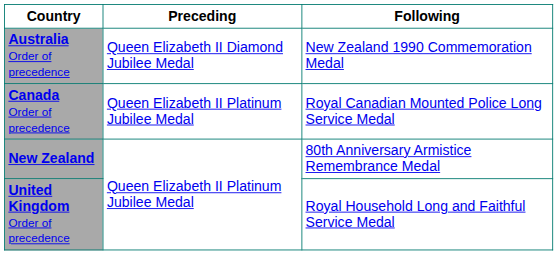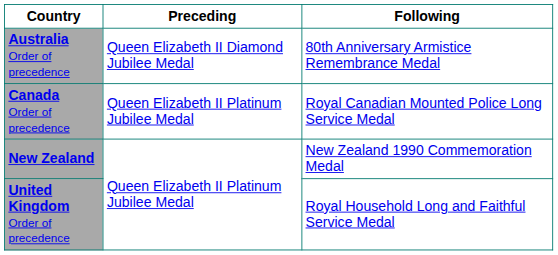(419, 55) New Zealand 1990 Commemoration Medal -> (388, 55) 80th Anniversary Armistice Remembrance Medal
(388, 158) 80th Anniversary Armistice Remembrance Medal -> (419, 158) New Zealand 1990 Commemoration Medal
